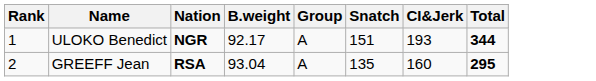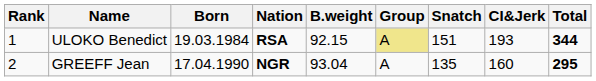+ column: (212, 16)
(191, 40) NGR -> (272, 40) RSA
(246, 40) 92.17 -> (329, 40) 92.15
(302, 40) no background -> (385, 40) khaki background
(190, 64) RSA -> (273, 64) NGR
